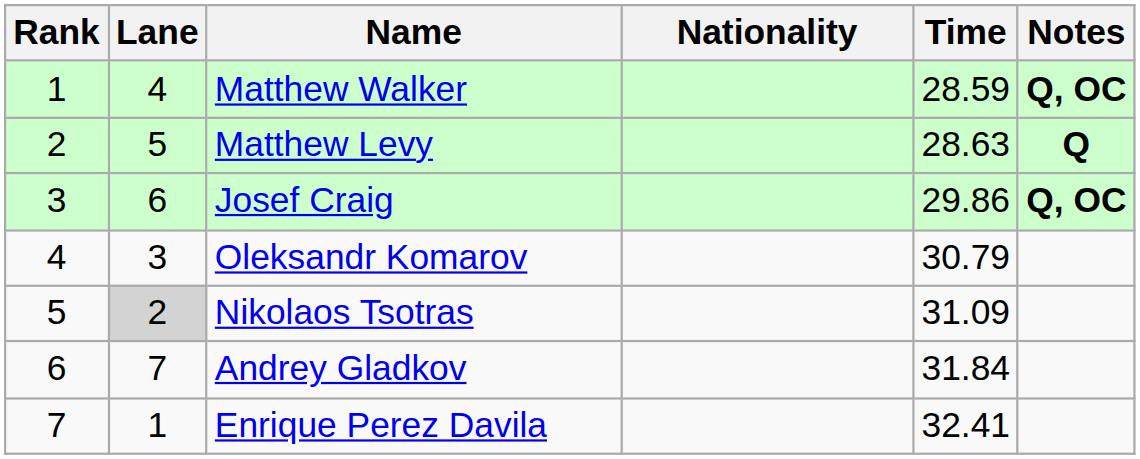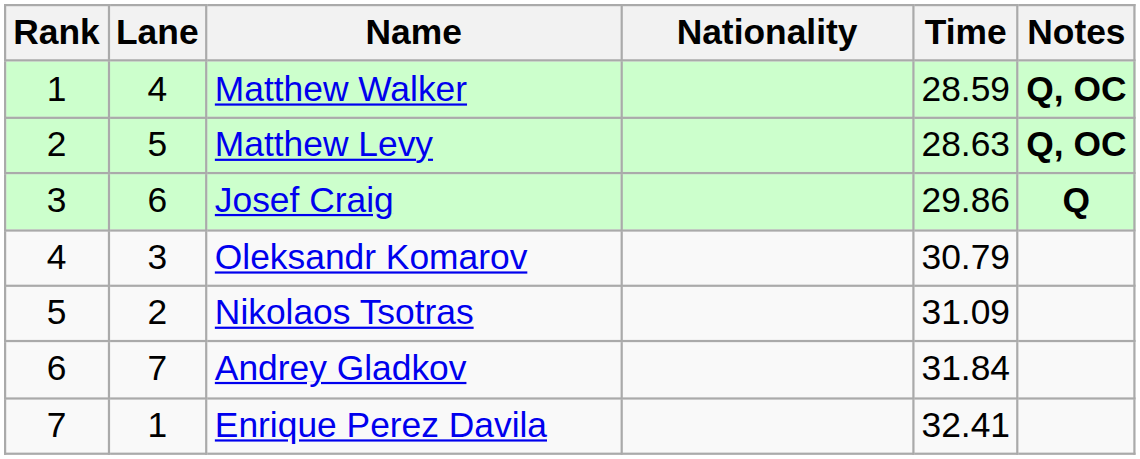(1076, 144) Q -> (1076, 144) Q, OC
(1076, 200) Q, OC -> (1076, 200) Q
(157, 312) lightgrey background -> (157, 312) no background
